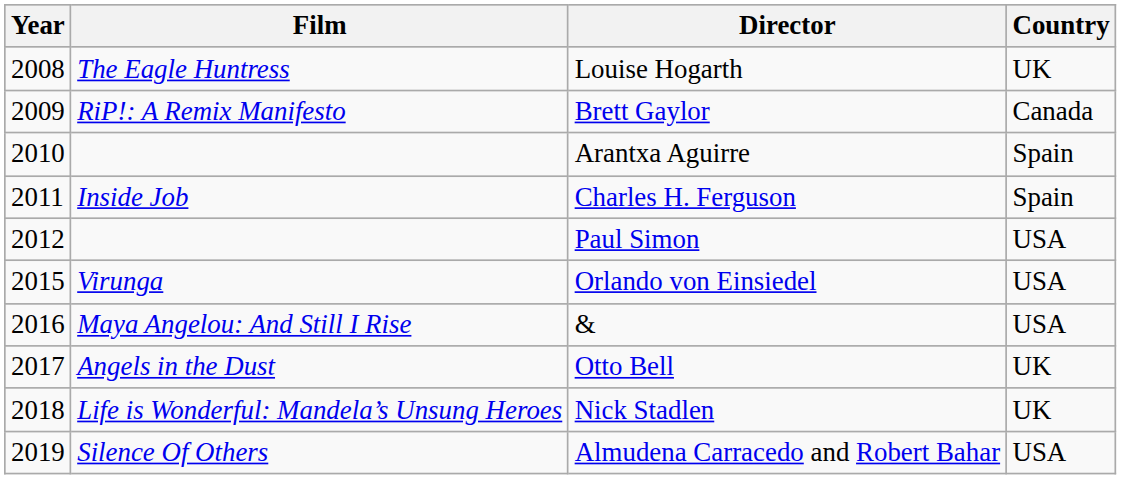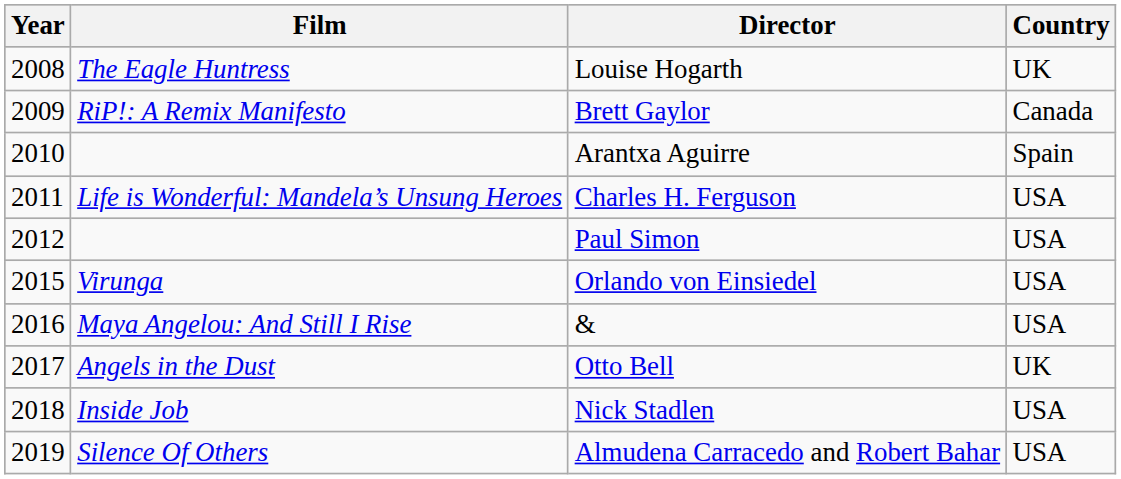(133, 196) Inside Job -> (320, 196) Life is Wonderful: Mandela’s Unsung Heroes
(1043, 196) Spain -> (1039, 196) USA
(320, 409) Life is Wonderful: Mandela’s Unsung Heroes -> (133, 409) Inside Job
(1032, 409) UK -> (1039, 409) USA
